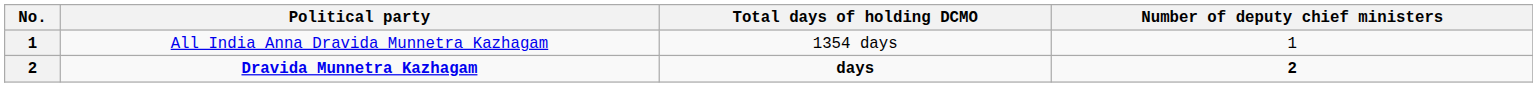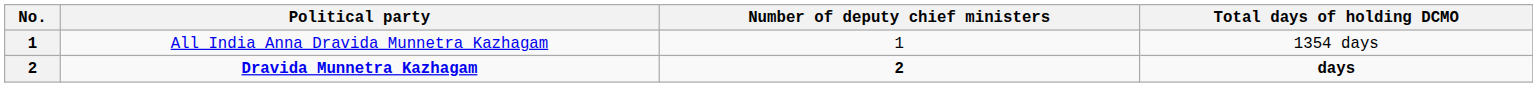columns swapped: (1292, 17) <-> (855, 17)
